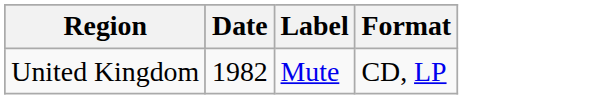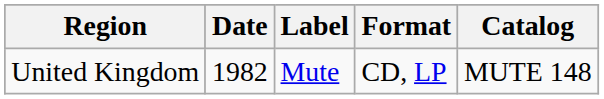+ column: (528, 26)
